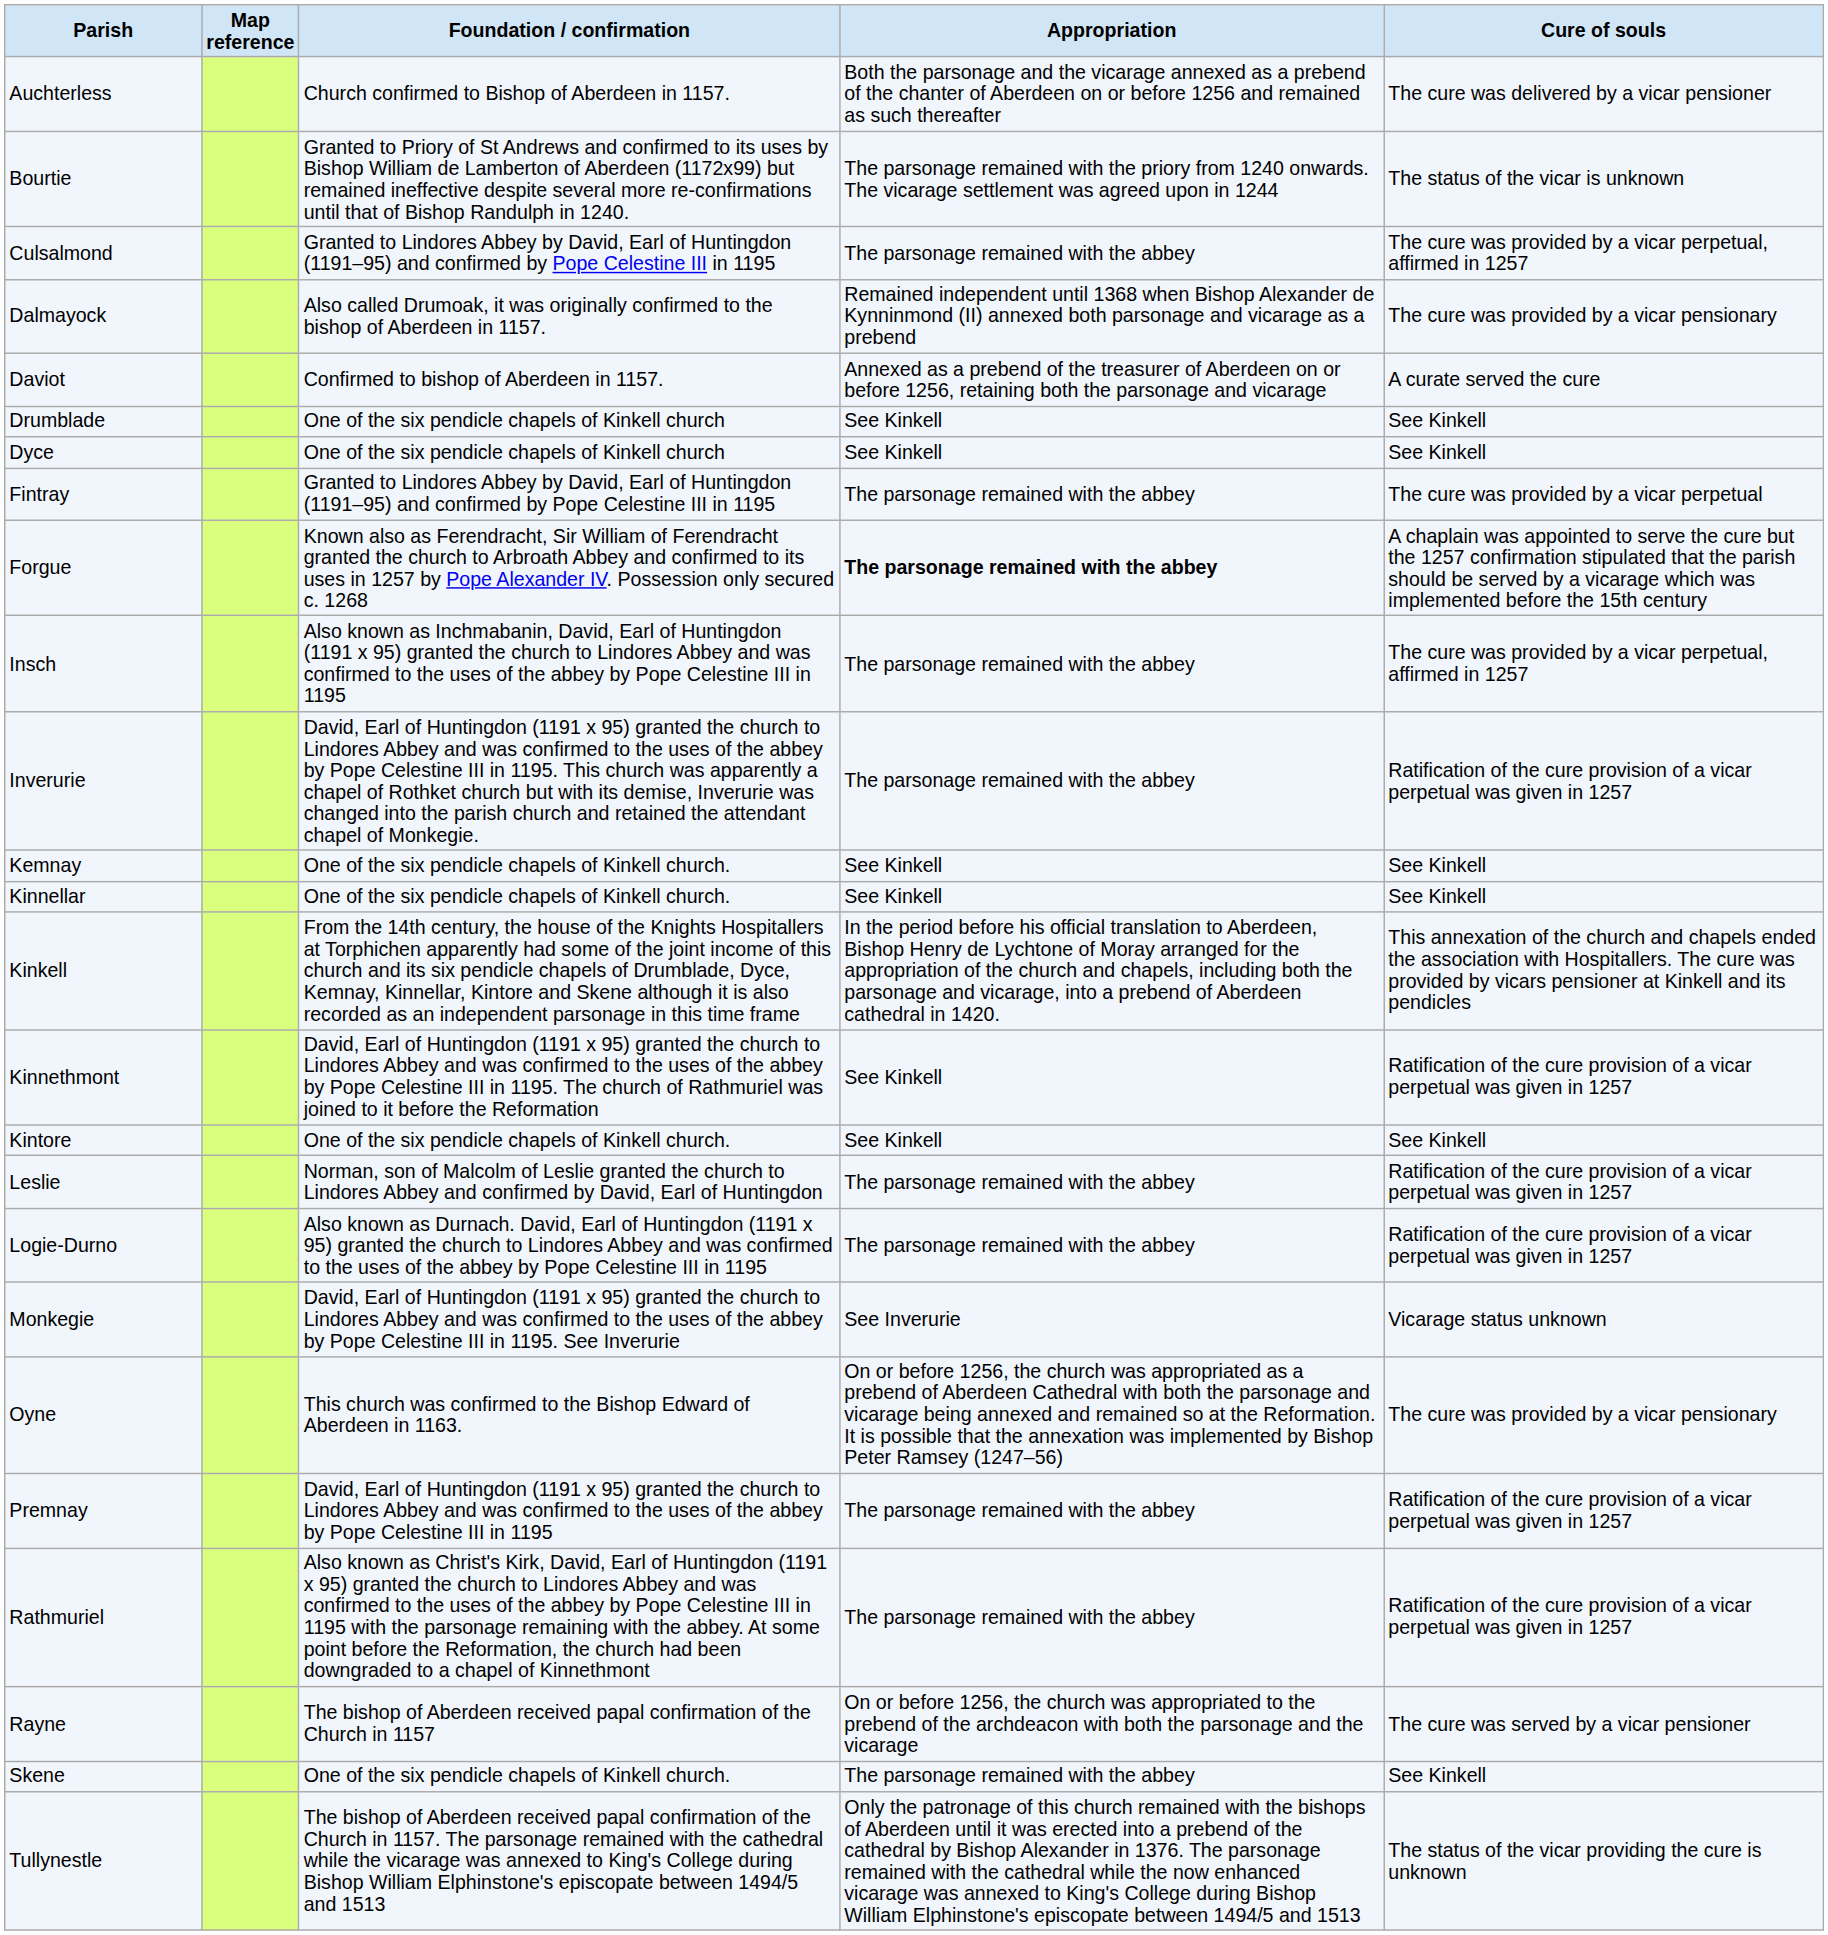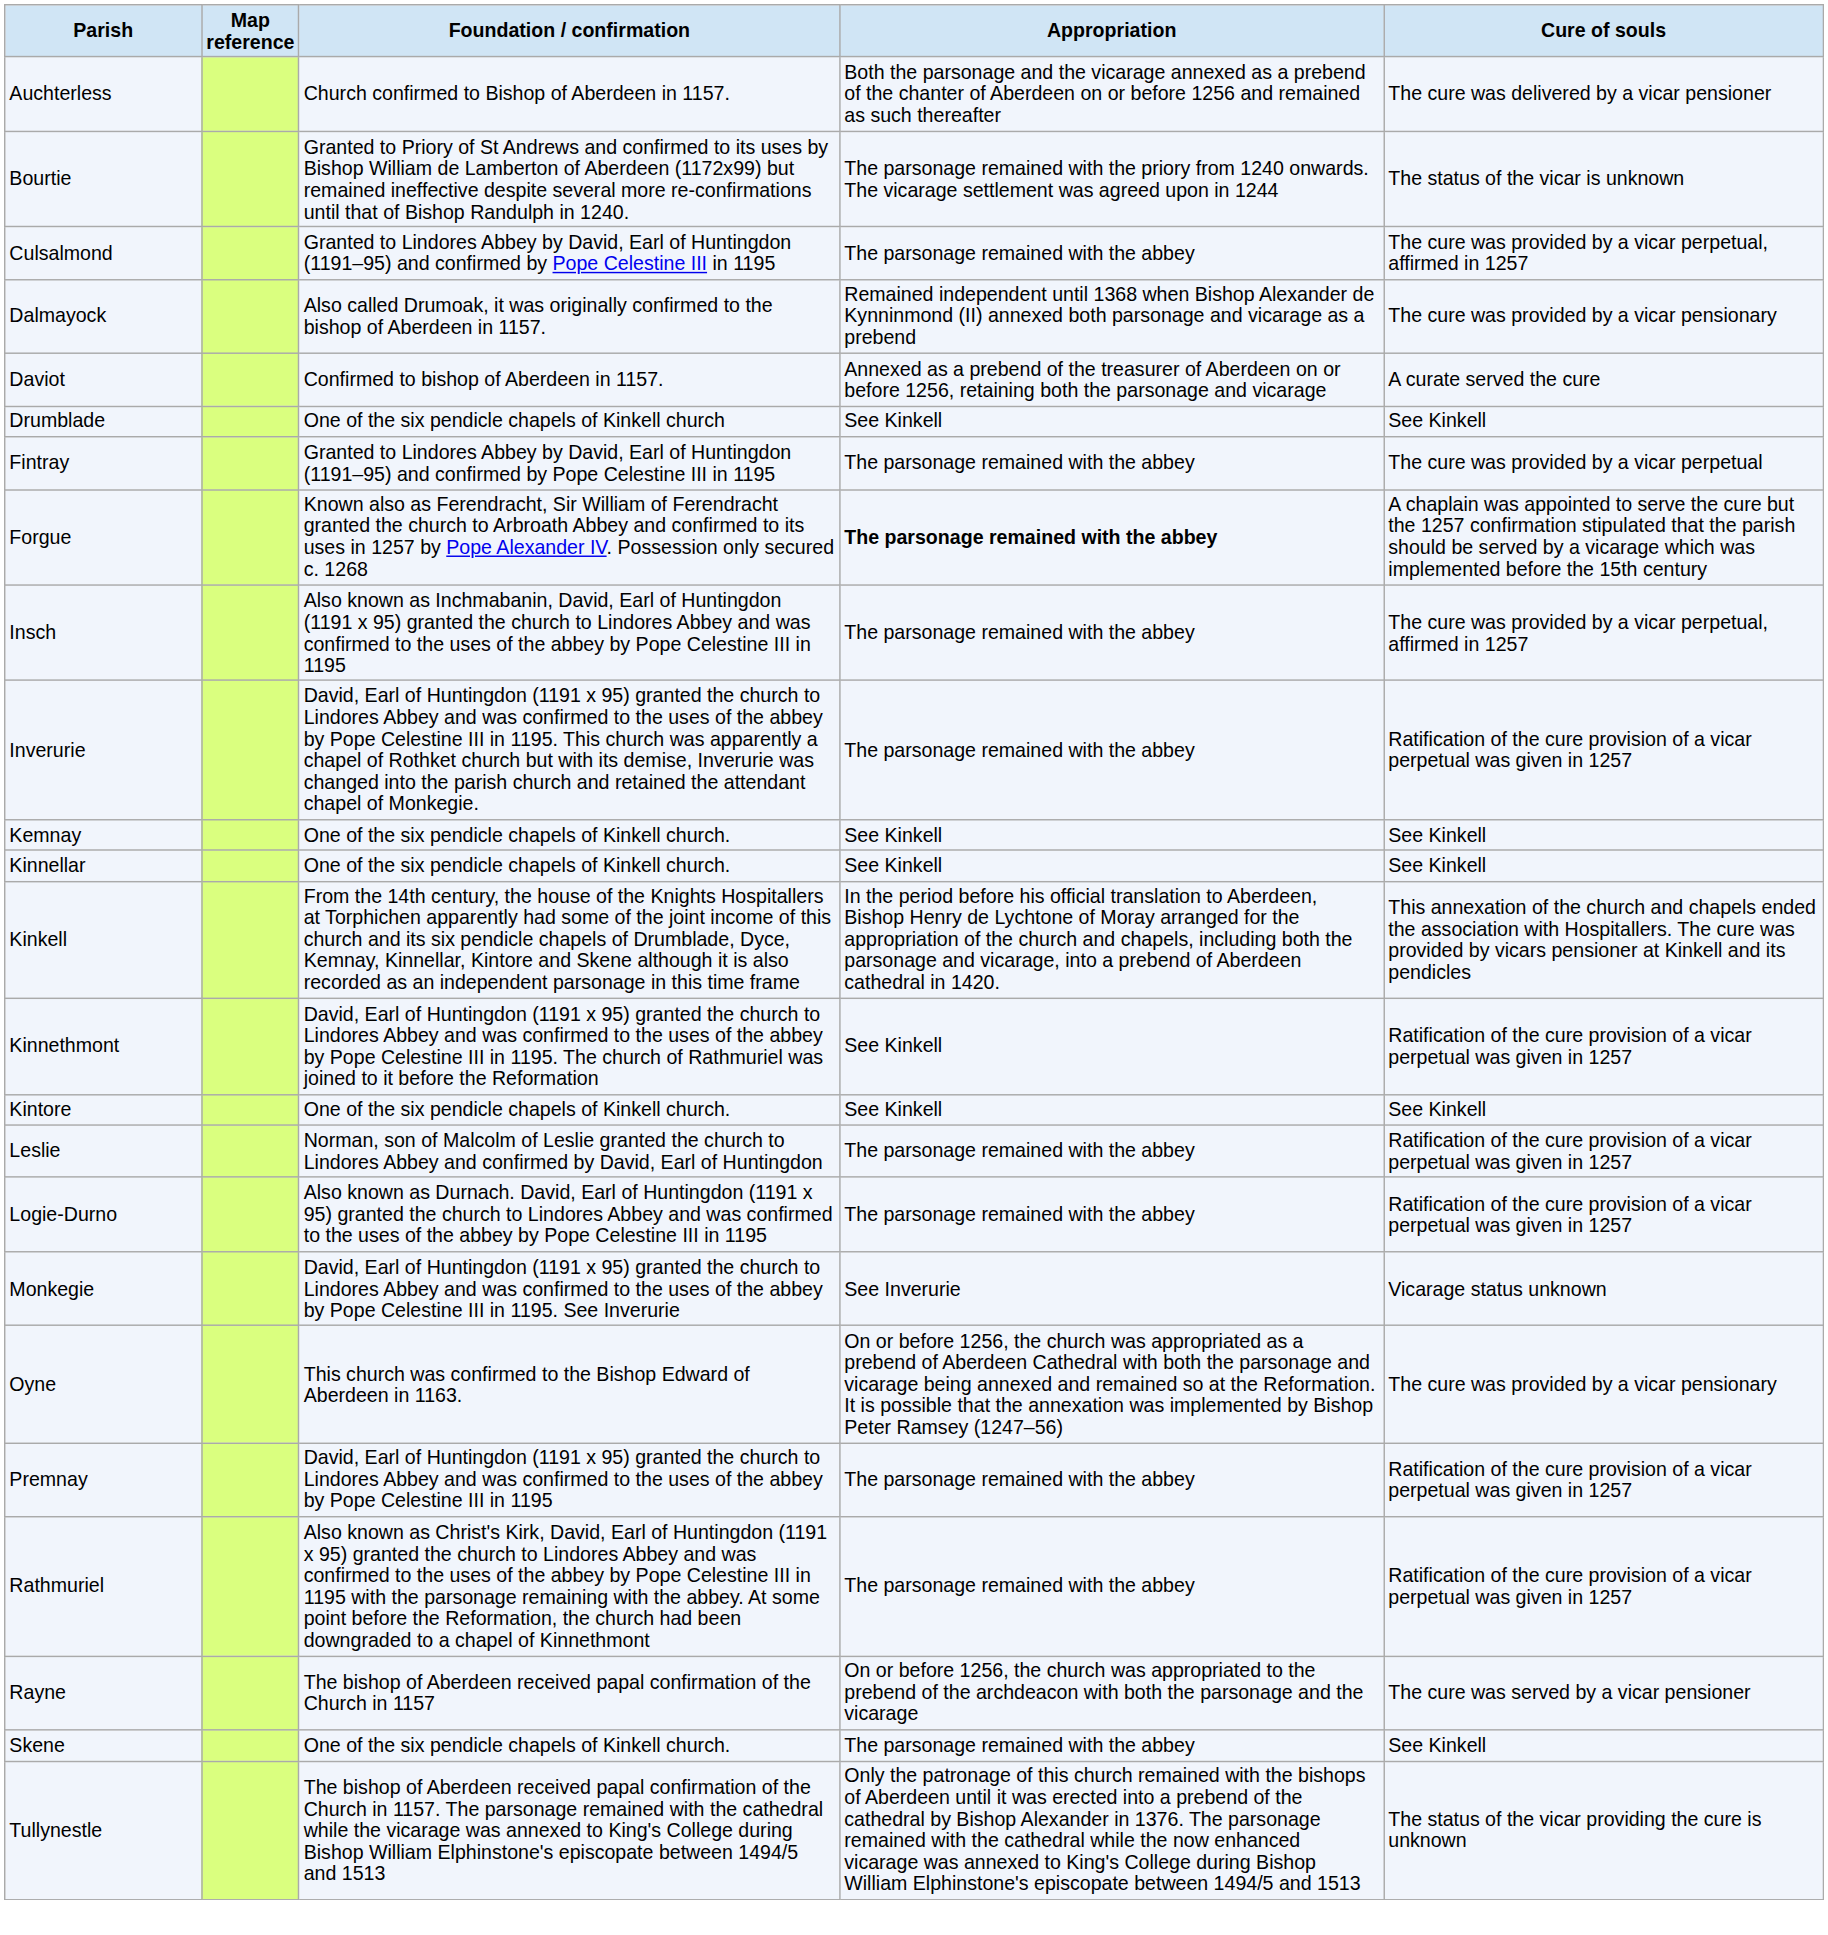- row: (32, 452)
